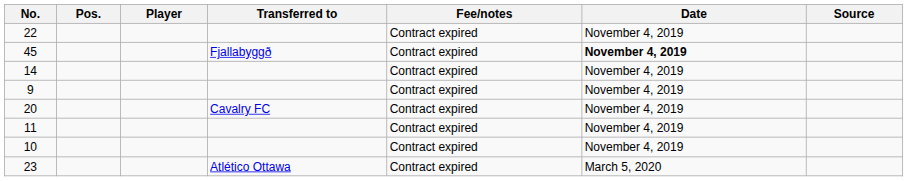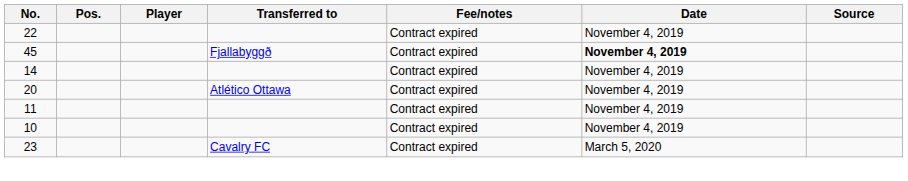- row: (30, 90)
(240, 109) Cavalry FC -> (250, 90) Atlético Ottawa
(250, 166) Atlético Ottawa -> (240, 147) Cavalry FC
